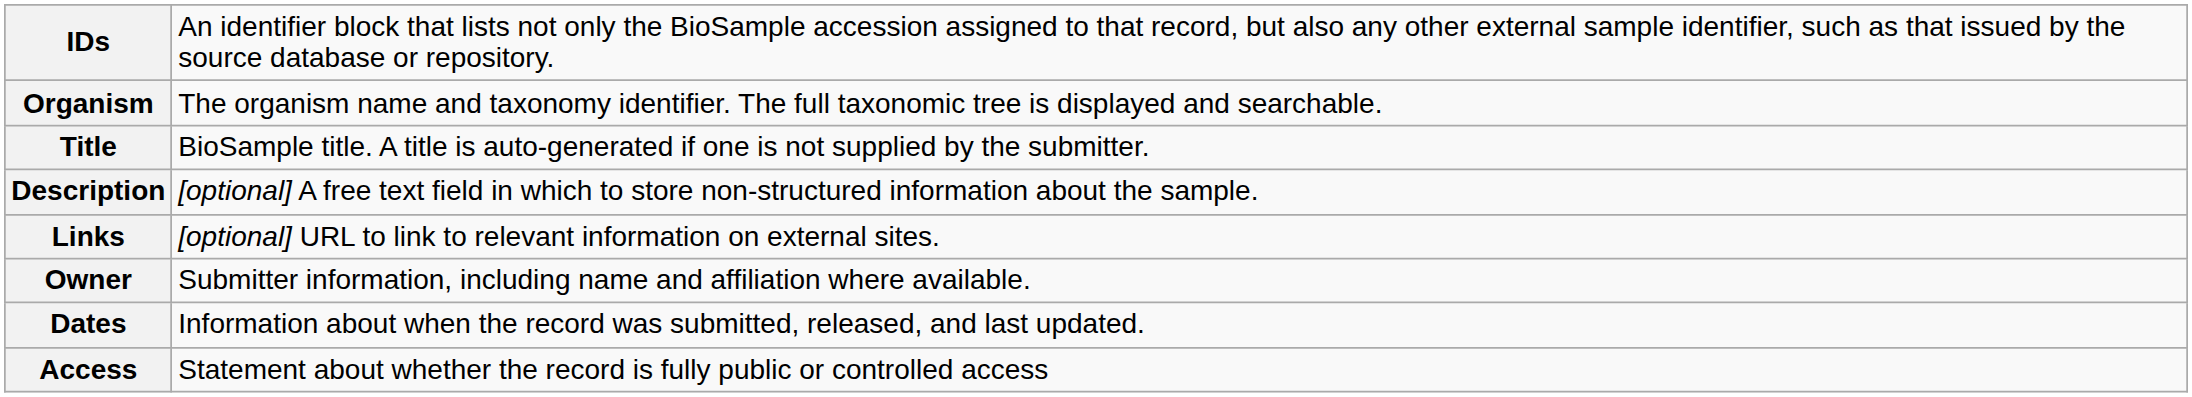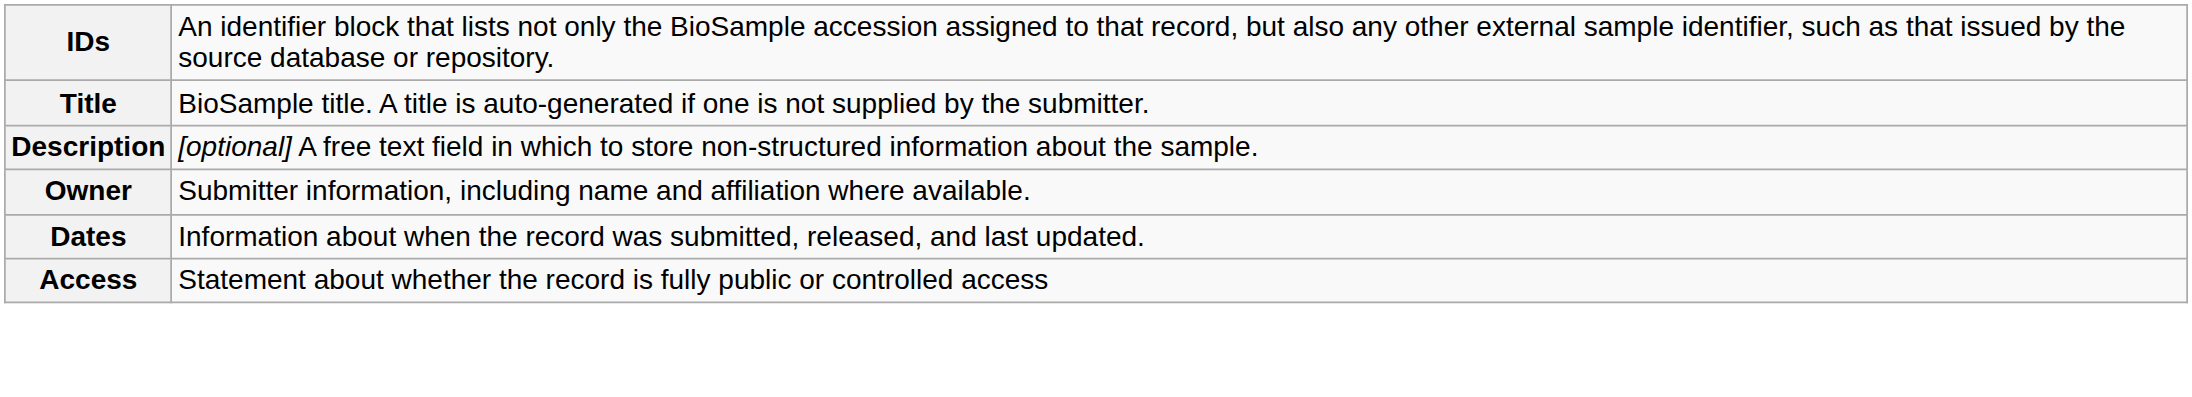- row: (88, 102)
- row: (88, 235)
